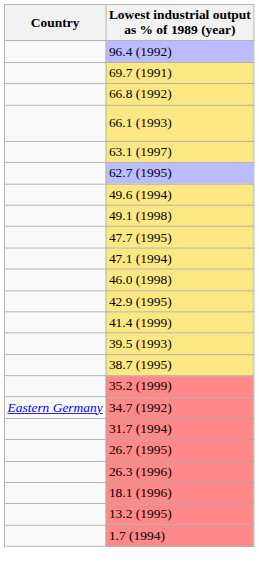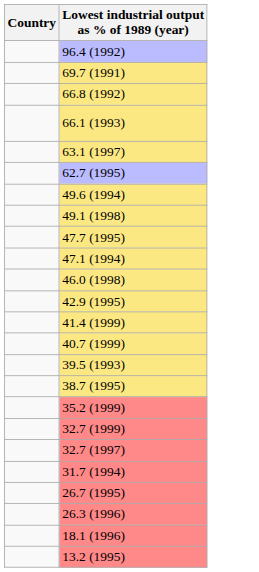+ row: (94, 343)
- row: (140, 407)
+ row: (94, 429)
+ row: (94, 450)
- row: (137, 535)
